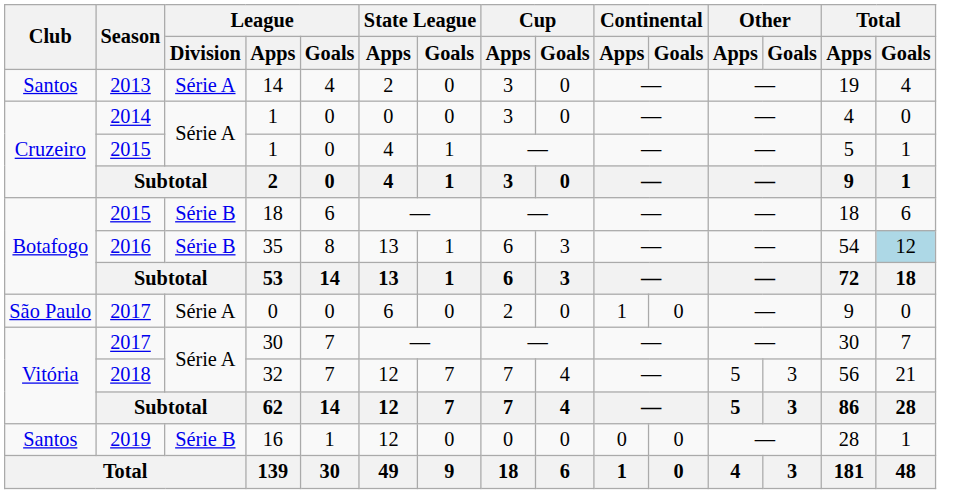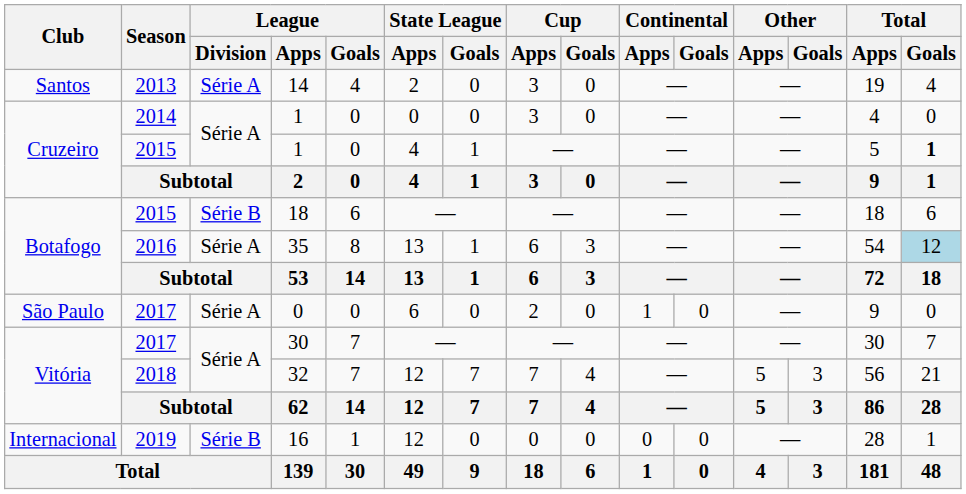(906, 149) normal -> (931, 149) bold
(205, 246) Série B -> (231, 246) Série A
(50, 439) Santos -> (63, 439) Internacional
